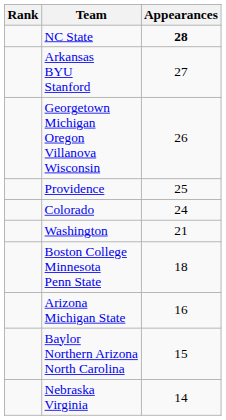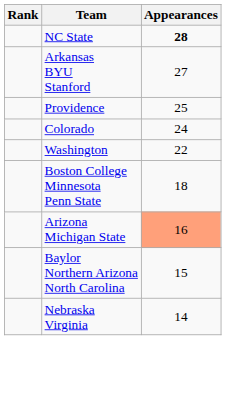- row: (77, 137)
(181, 231) 21 -> (181, 150) 22
(181, 310) no background -> (181, 229) lightsalmon background
